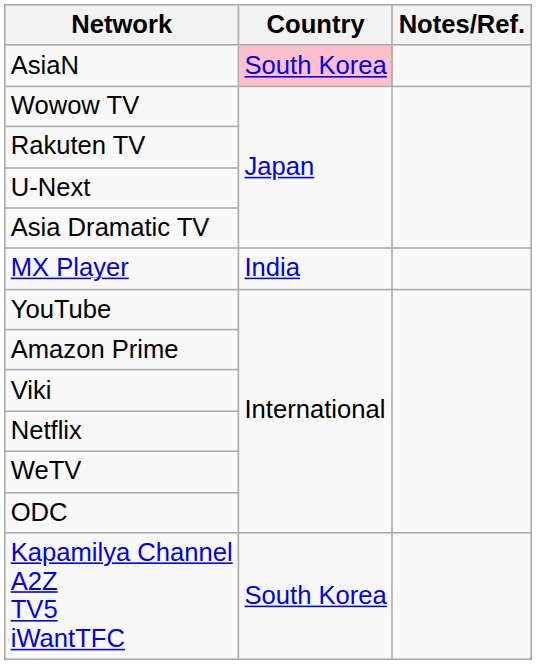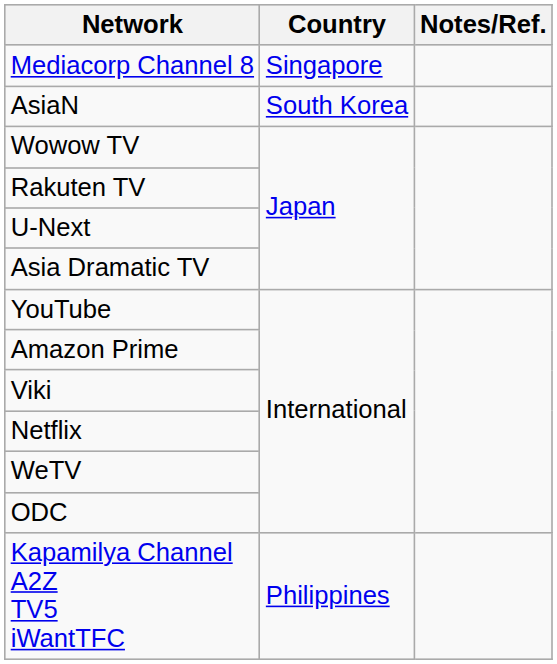+ row: (132, 65)
(316, 65) pink background -> (337, 106) no background
- row: (70, 268)
(316, 595) South Korea -> (328, 595) Philippines
